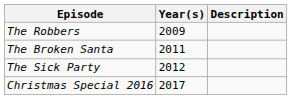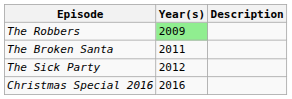(172, 31) no background -> (172, 31) lightgreen background
(172, 85) 2017 -> (172, 85) 2016
